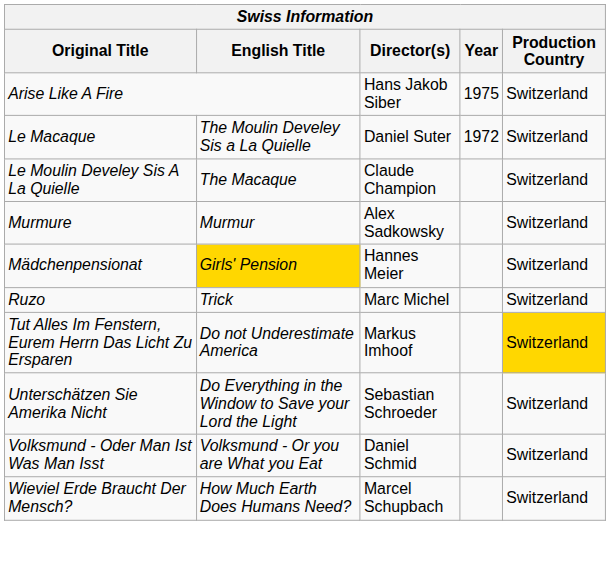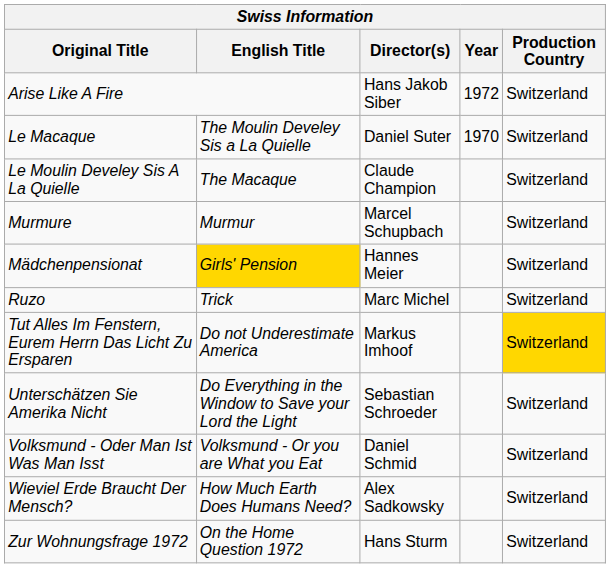(481, 94) 1975 -> (481, 94) 1972
(481, 136) 1972 -> (481, 136) 1970
(404, 222) Alex Sadkowsky -> (404, 222) Marcel Schupbach
(404, 498) Marcel Schupbach -> (404, 498) Alex Sadkowsky
+ row: (98, 541)
